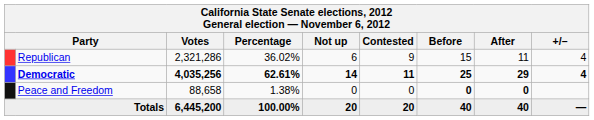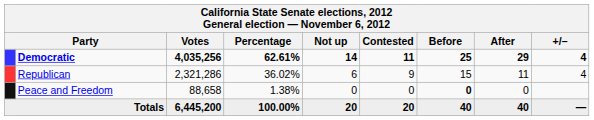rows swapped: (46, 74) <-> (44, 58)
(526, 91) bold -> (526, 91) normal
